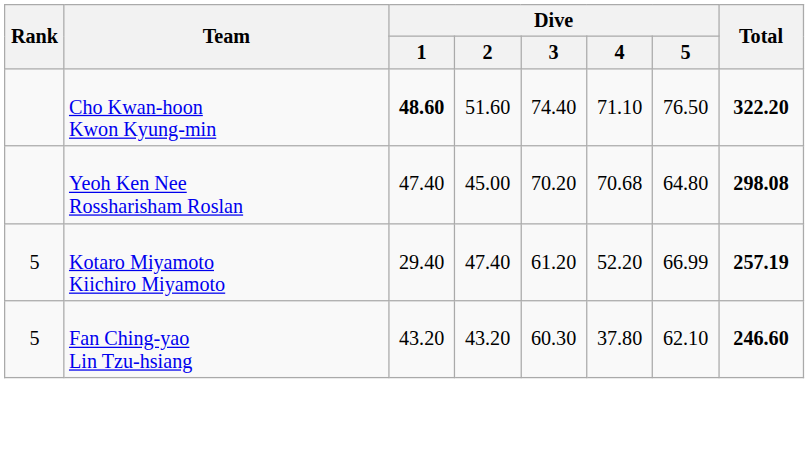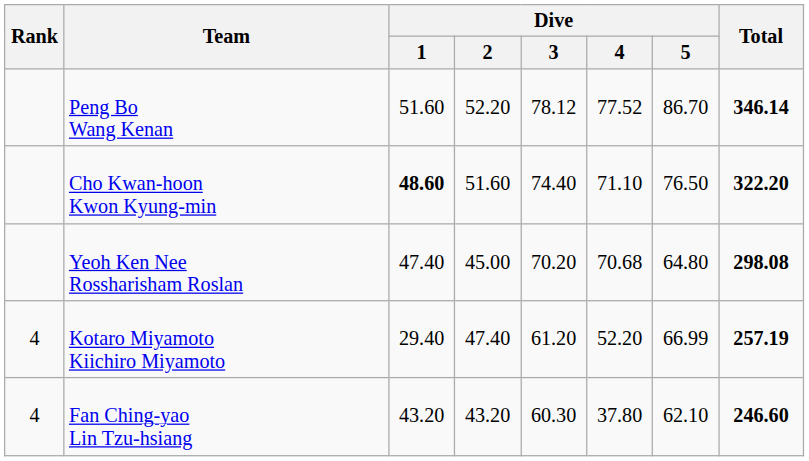+ row: (121, 118)
(34, 261) 5 -> (34, 339) 4
(34, 339) 5 -> (34, 416) 4
